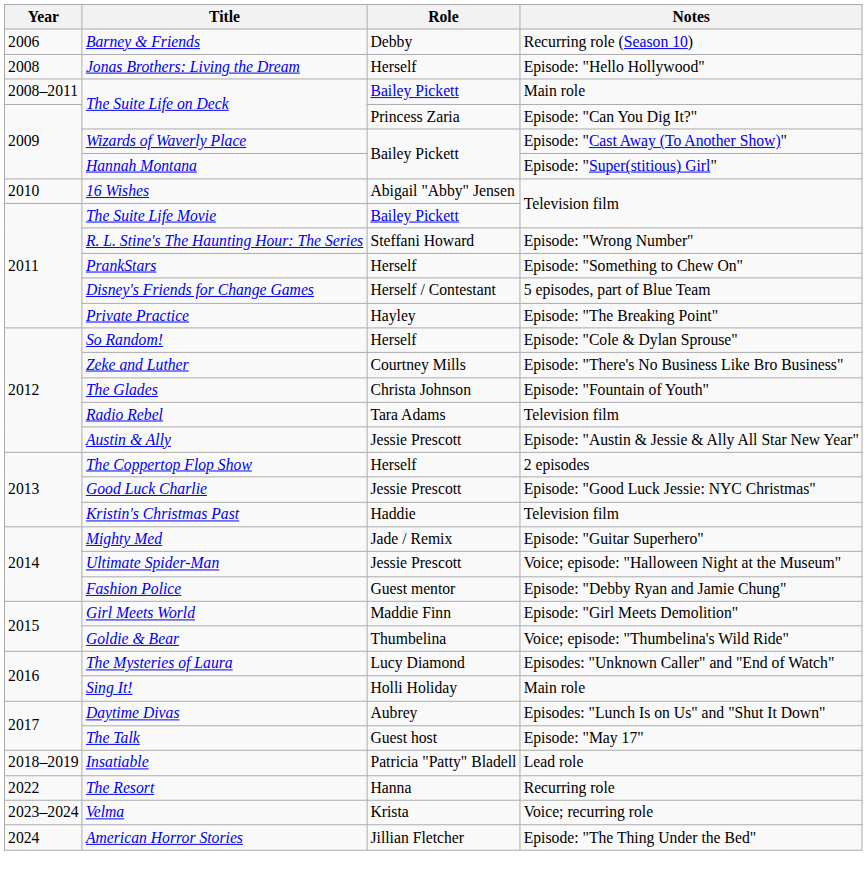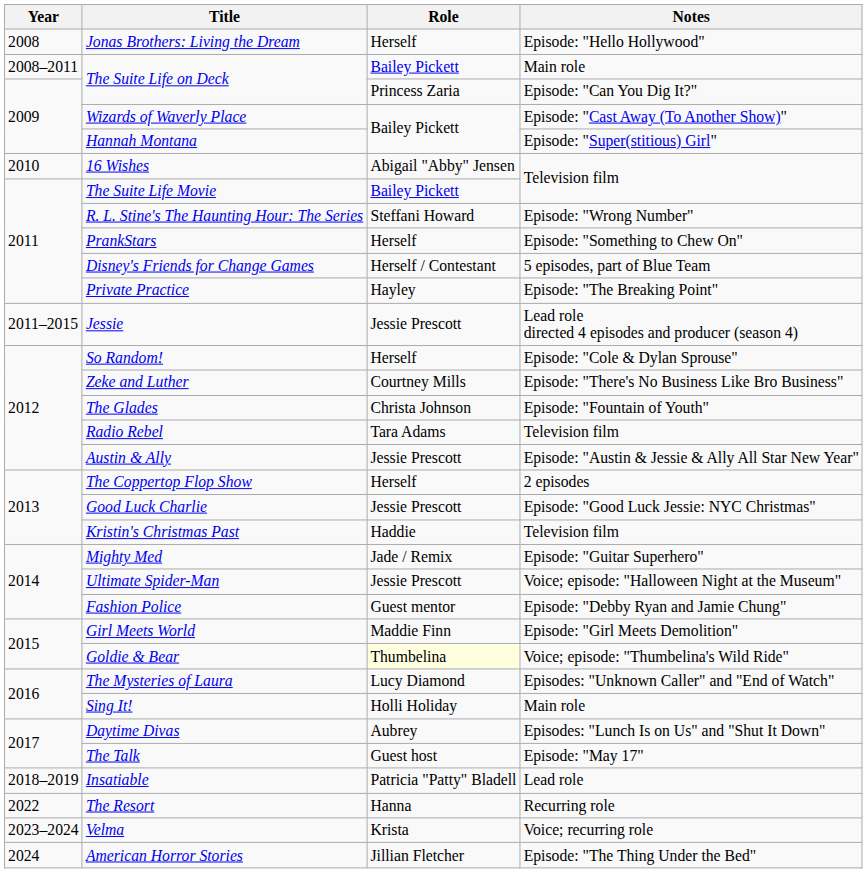- row: (143, 41)
+ row: (105, 324)
(408, 638) no background -> (408, 656) lightyellow background
